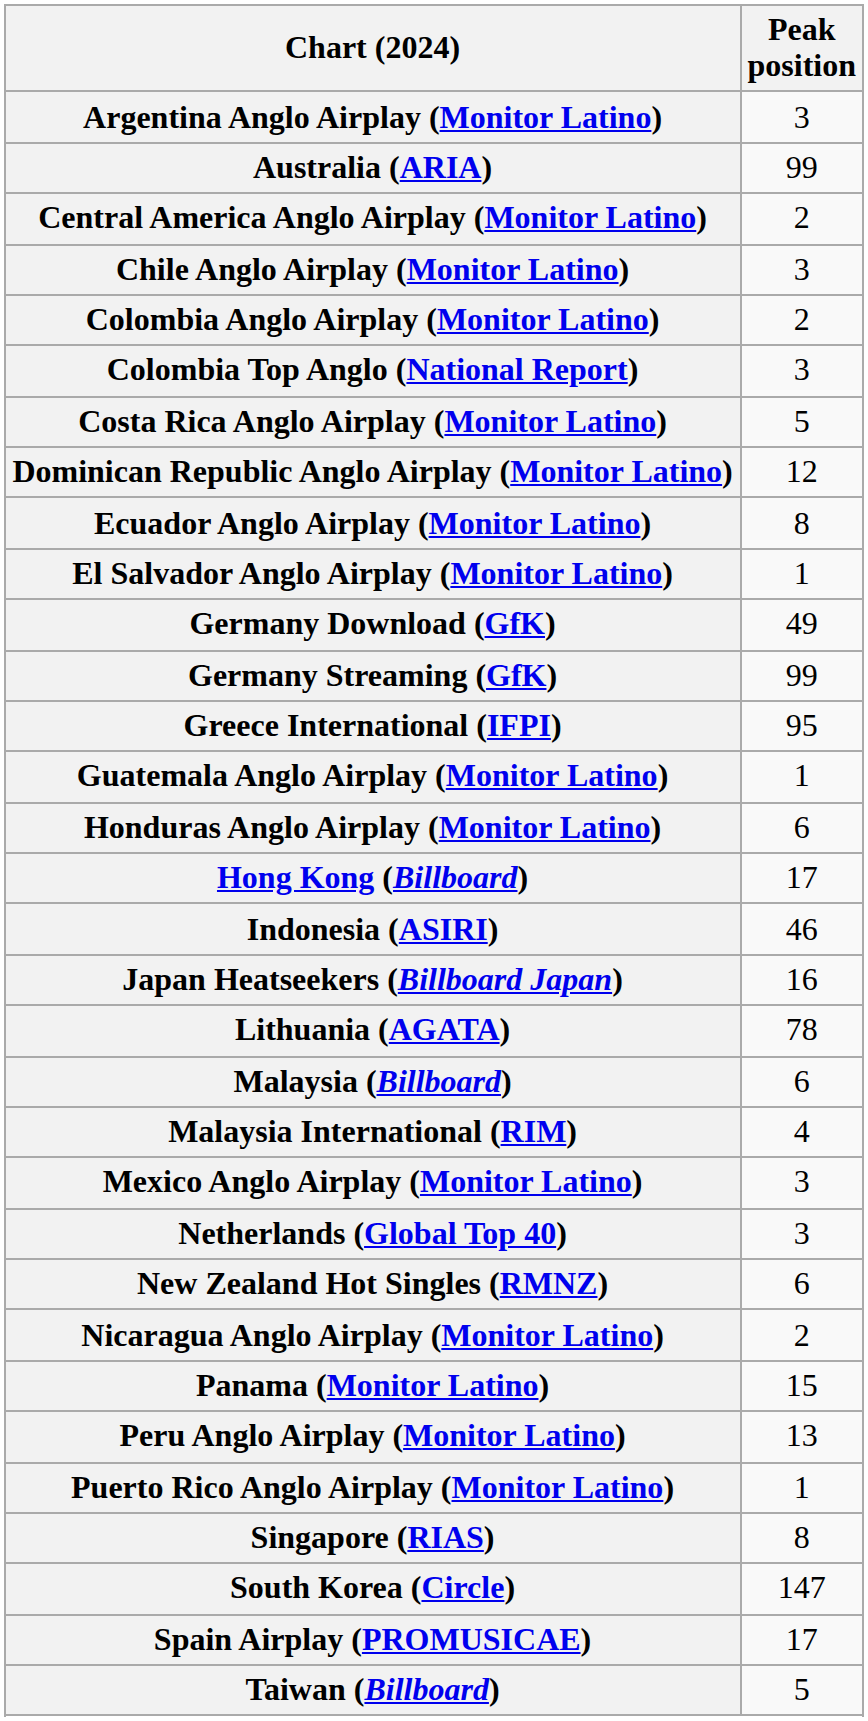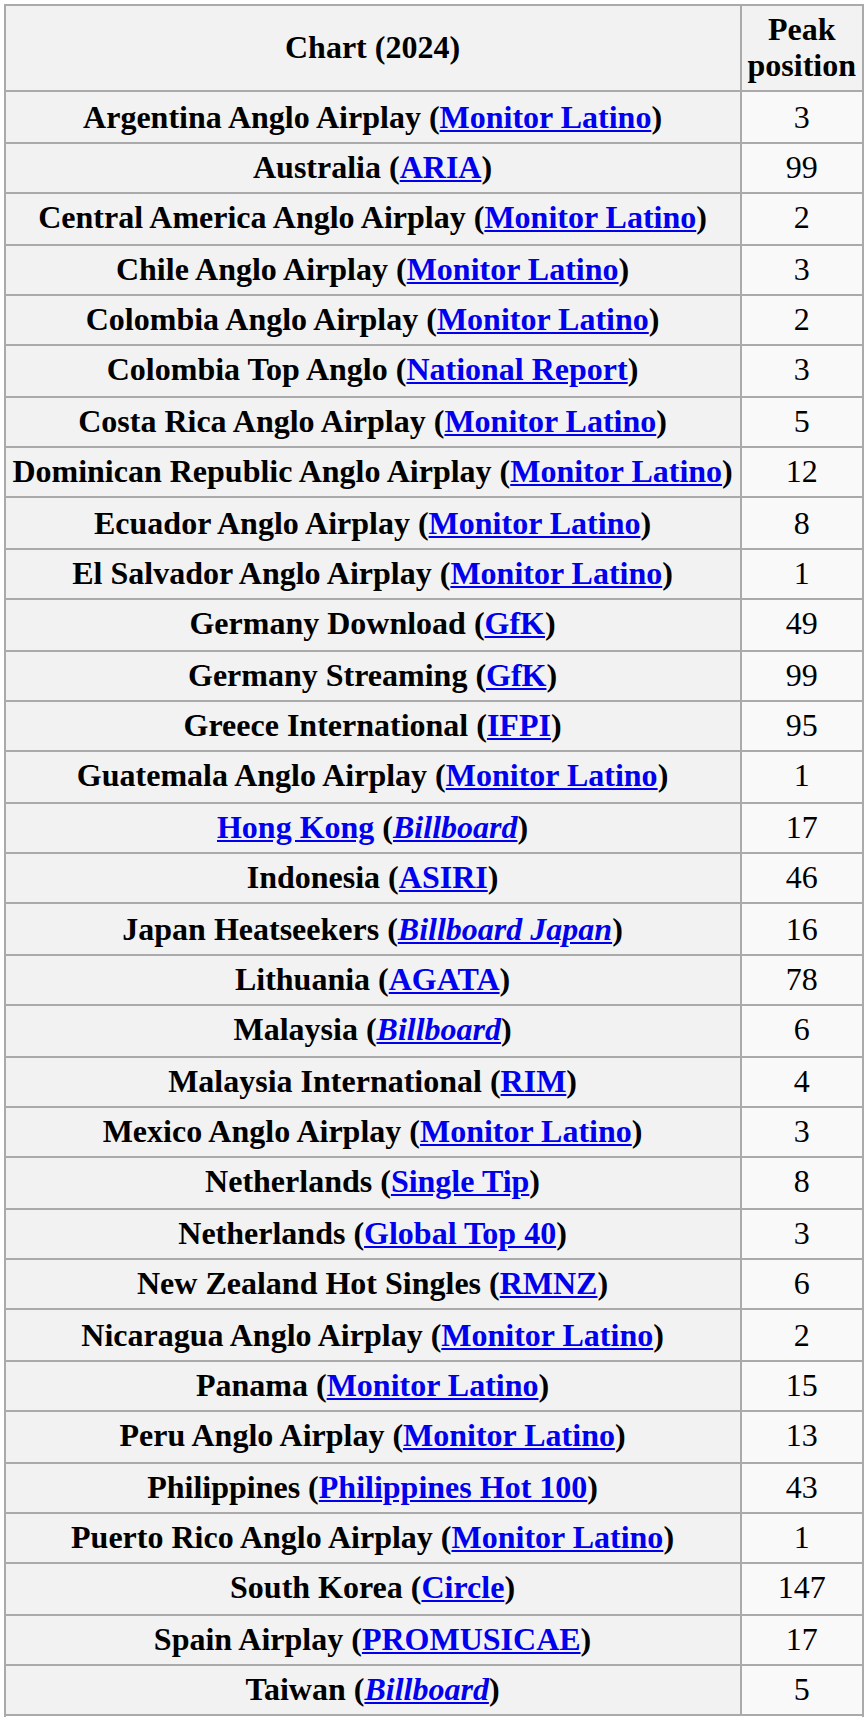- row: (373, 827)
+ row: (373, 1182)
+ row: (373, 1486)
- row: (373, 1537)
